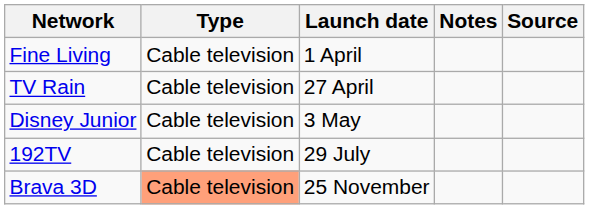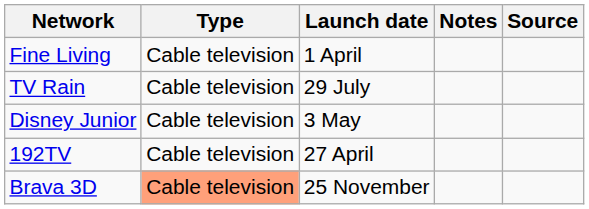(339, 87) 27 April -> (337, 87) 29 July
(337, 154) 29 July -> (339, 154) 27 April
